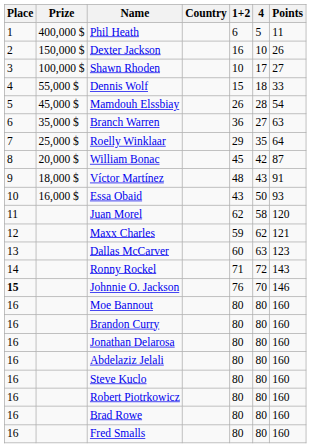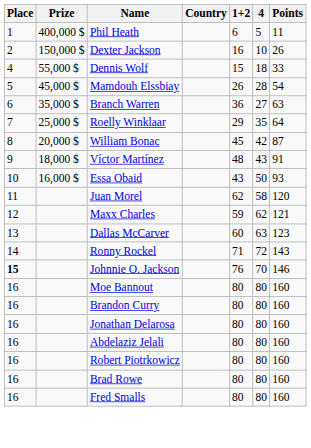- row: (125, 68)
- row: (118, 379)
